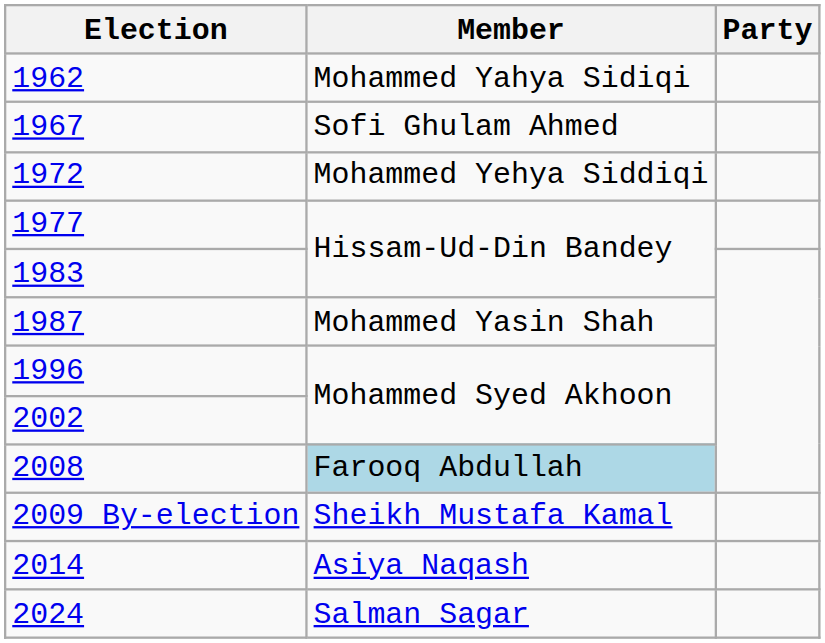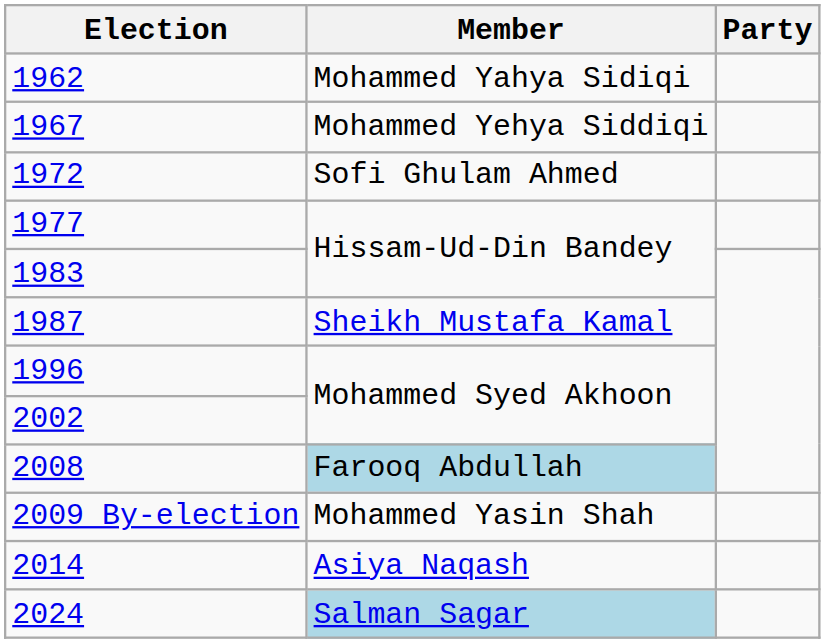(466, 127) Sofi Ghulam Ahmed -> (511, 127) Mohammed Yehya Siddiqi
(511, 176) Mohammed Yehya Siddiqi -> (466, 176) Sofi Ghulam Ahmed
(484, 322) Mohammed Yasin Shah -> (493, 322) Sheikh Mustafa Kamal
(493, 517) Sheikh Mustafa Kamal -> (484, 517) Mohammed Yasin Shah
(421, 614) no background -> (421, 614) lightblue background
